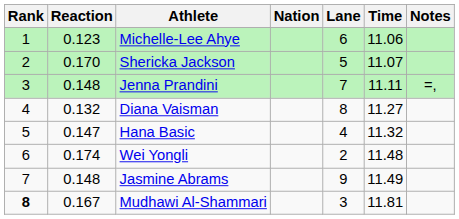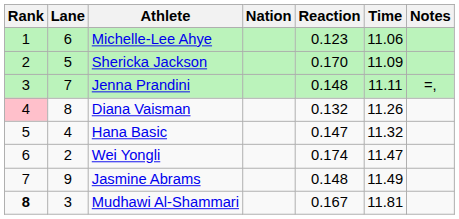columns swapped: (343, 16) <-> (82, 16)
(385, 62) 11.07 -> (385, 62) 11.09
(26, 109) no background -> (26, 109) pink background
(385, 109) 11.27 -> (385, 109) 11.26
(385, 156) 11.48 -> (385, 156) 11.47
